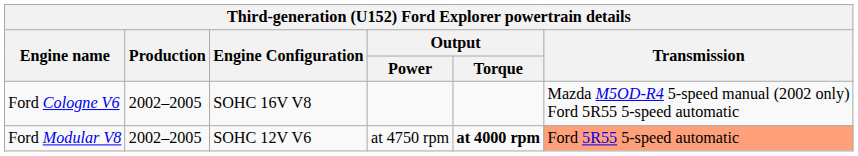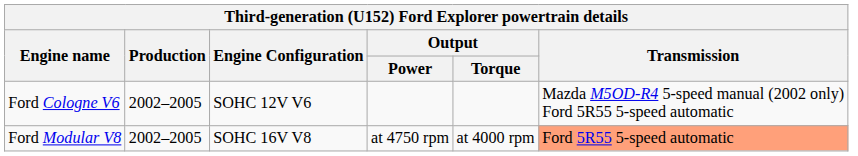(262, 103) SOHC 16V V8 -> (262, 103) SOHC 12V V6
(262, 138) SOHC 12V V6 -> (262, 138) SOHC 16V V8
(498, 138) bold -> (496, 138) normal
